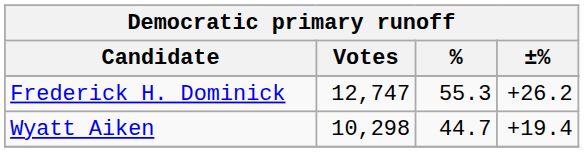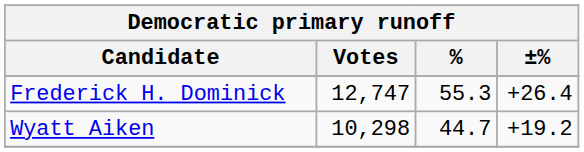(540, 94) +26.2 -> (540, 94) +26.4
(540, 129) +19.4 -> (540, 129) +19.2
